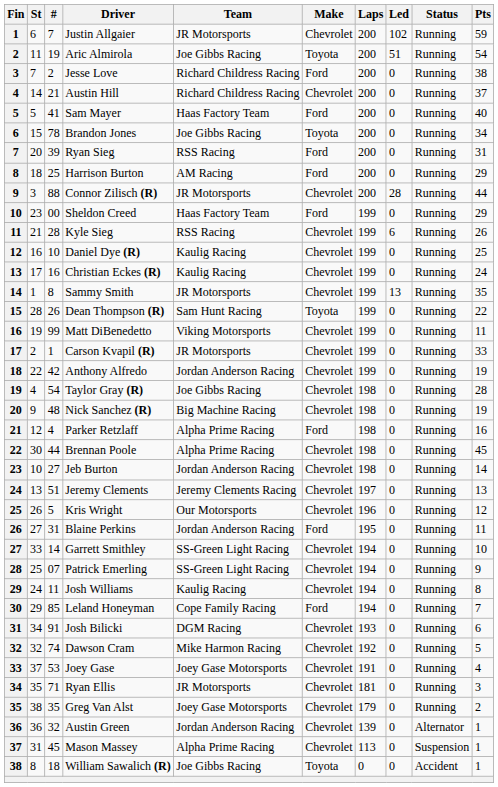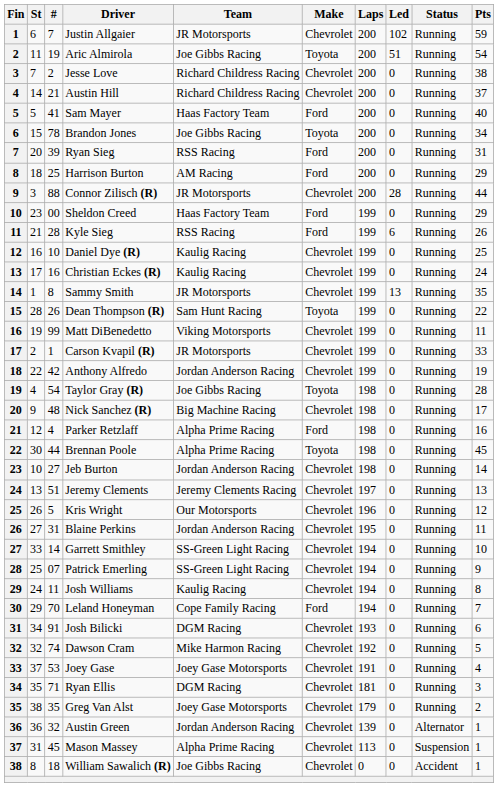(317, 73) Ford -> (329, 73) Chevrolet
(329, 232) Chevrolet -> (317, 232) Ford
(329, 390) Chevrolet -> (322, 390) Toyota
(481, 410) 19 -> (481, 410) 17
(329, 450) Chevrolet -> (322, 450) Toyota
(317, 529) Ford -> (329, 529) Chevrolet
(54, 608) 85 -> (54, 608) 70
(213, 687) JR Motorsports -> (209, 687) DGM Racing
(322, 766) Toyota -> (329, 766) Chevrolet
